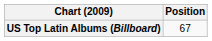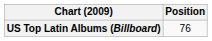(185, 28) 67 -> (185, 28) 76
